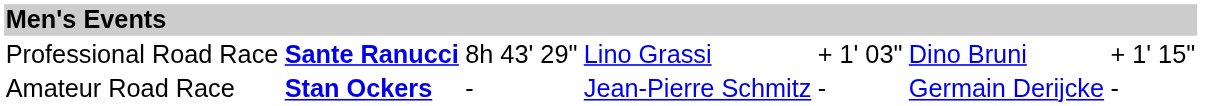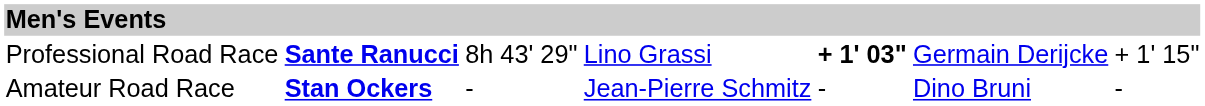(860, 54) normal -> (862, 54) bold
(968, 54) Dino Bruni -> (1011, 54) Germain Derijcke
(1006, 89) Germain Derijcke -> (972, 89) Dino Bruni
